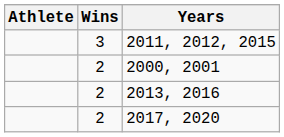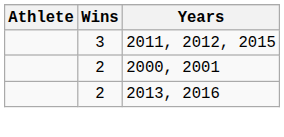- row: (173, 119)
